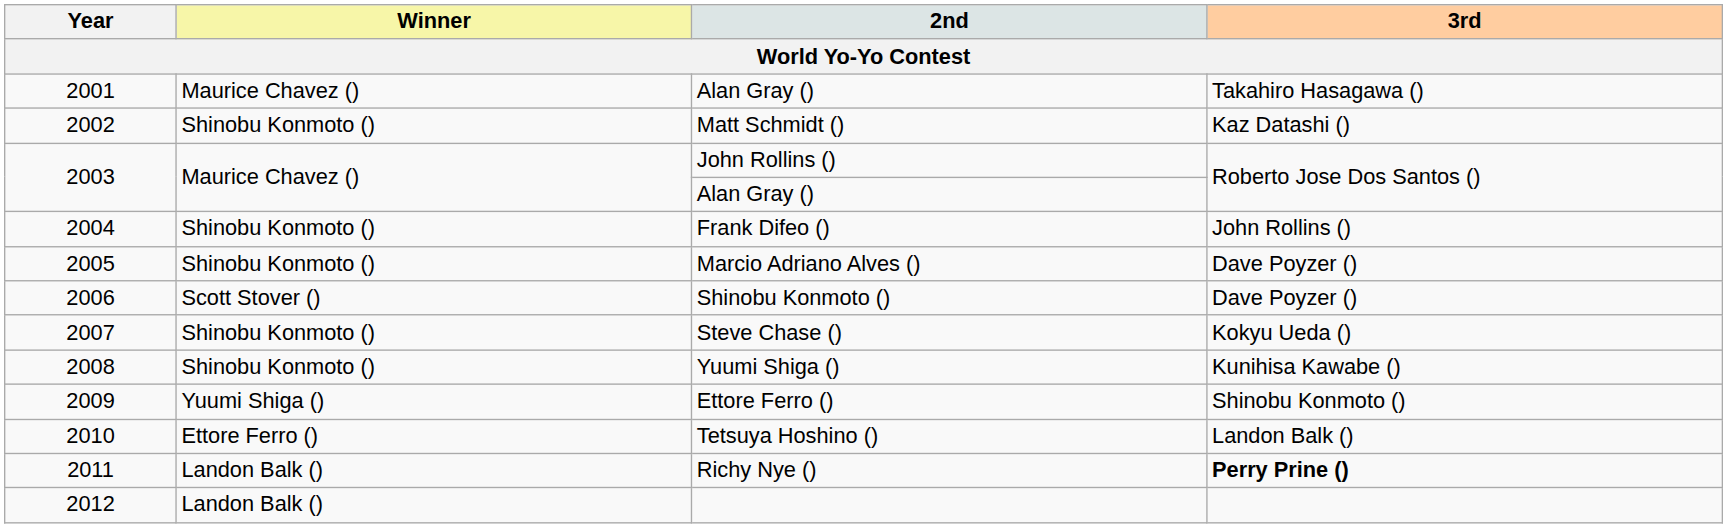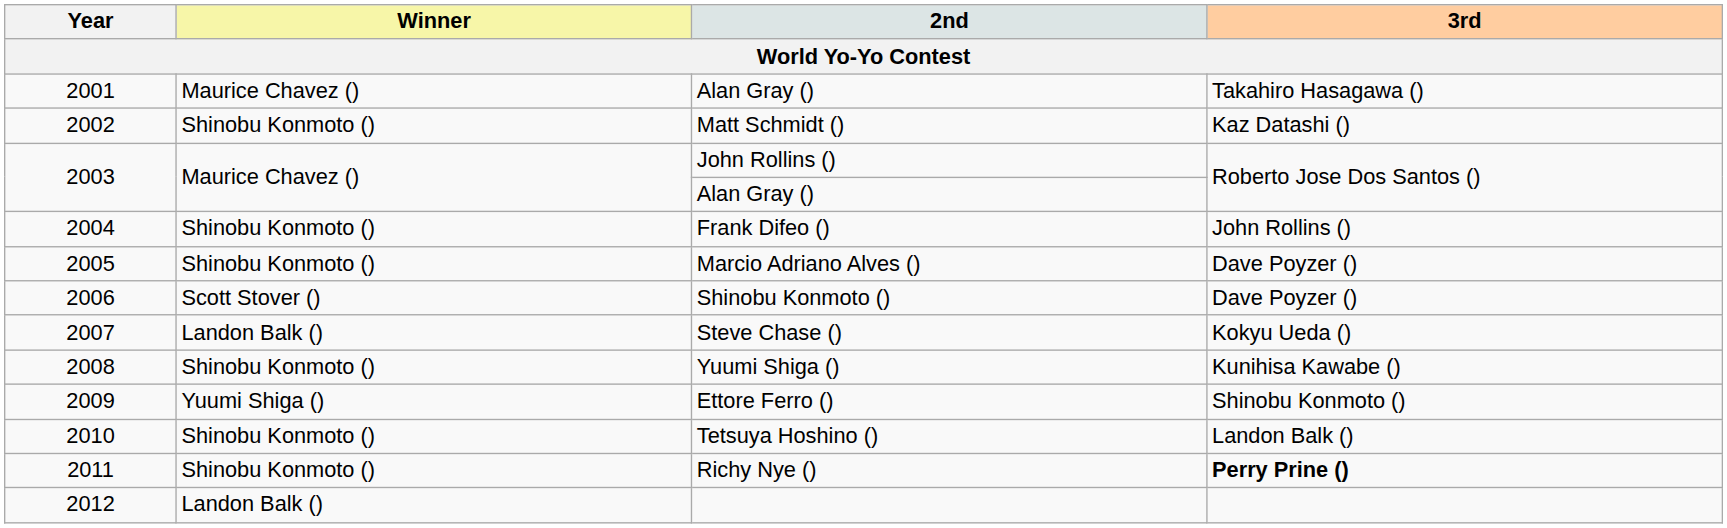(278, 332) Shinobu Konmoto () -> (252, 332) Landon Balk ()
(250, 435) Ettore Ferro () -> (278, 435) Shinobu Konmoto ()
(252, 470) Landon Balk () -> (278, 470) Shinobu Konmoto ()
